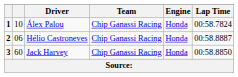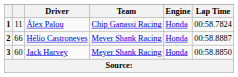(18, 24) 10 -> (18, 24) 11
(18, 38) 06 -> (18, 38) 66
(127, 38) Chip Ganassi Racing -> (127, 38) Meyer Shank Racing
(127, 51) Chip Ganassi Racing -> (127, 51) Meyer Shank Racing
